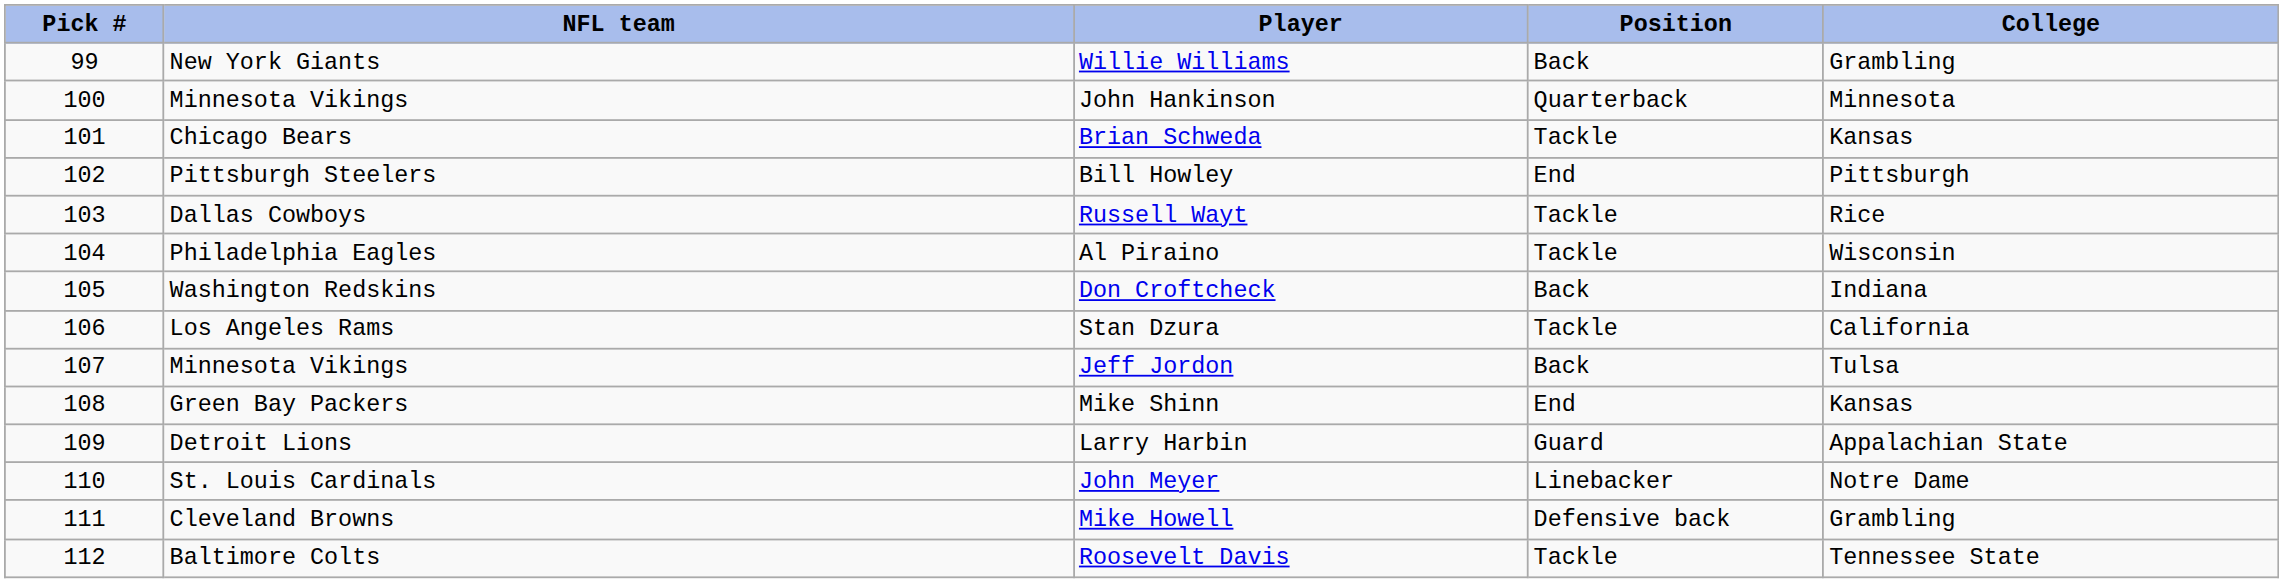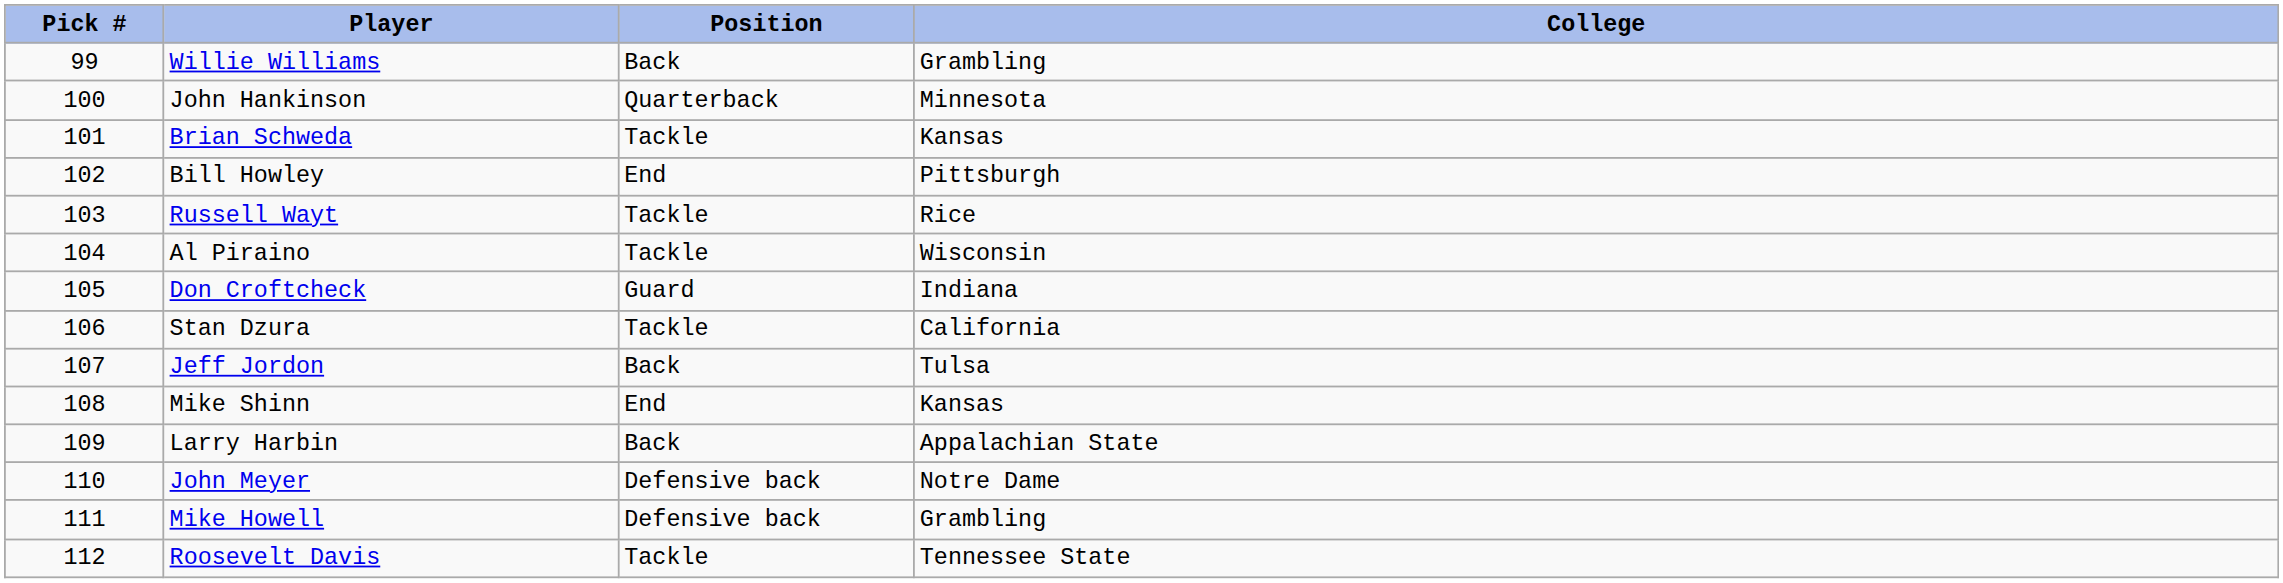- column: (619, 24)
(1562, 291) Back -> (659, 291) Guard
(1569, 443) Guard -> (652, 443) Back
(1604, 482) Linebacker -> (723, 482) Defensive back
